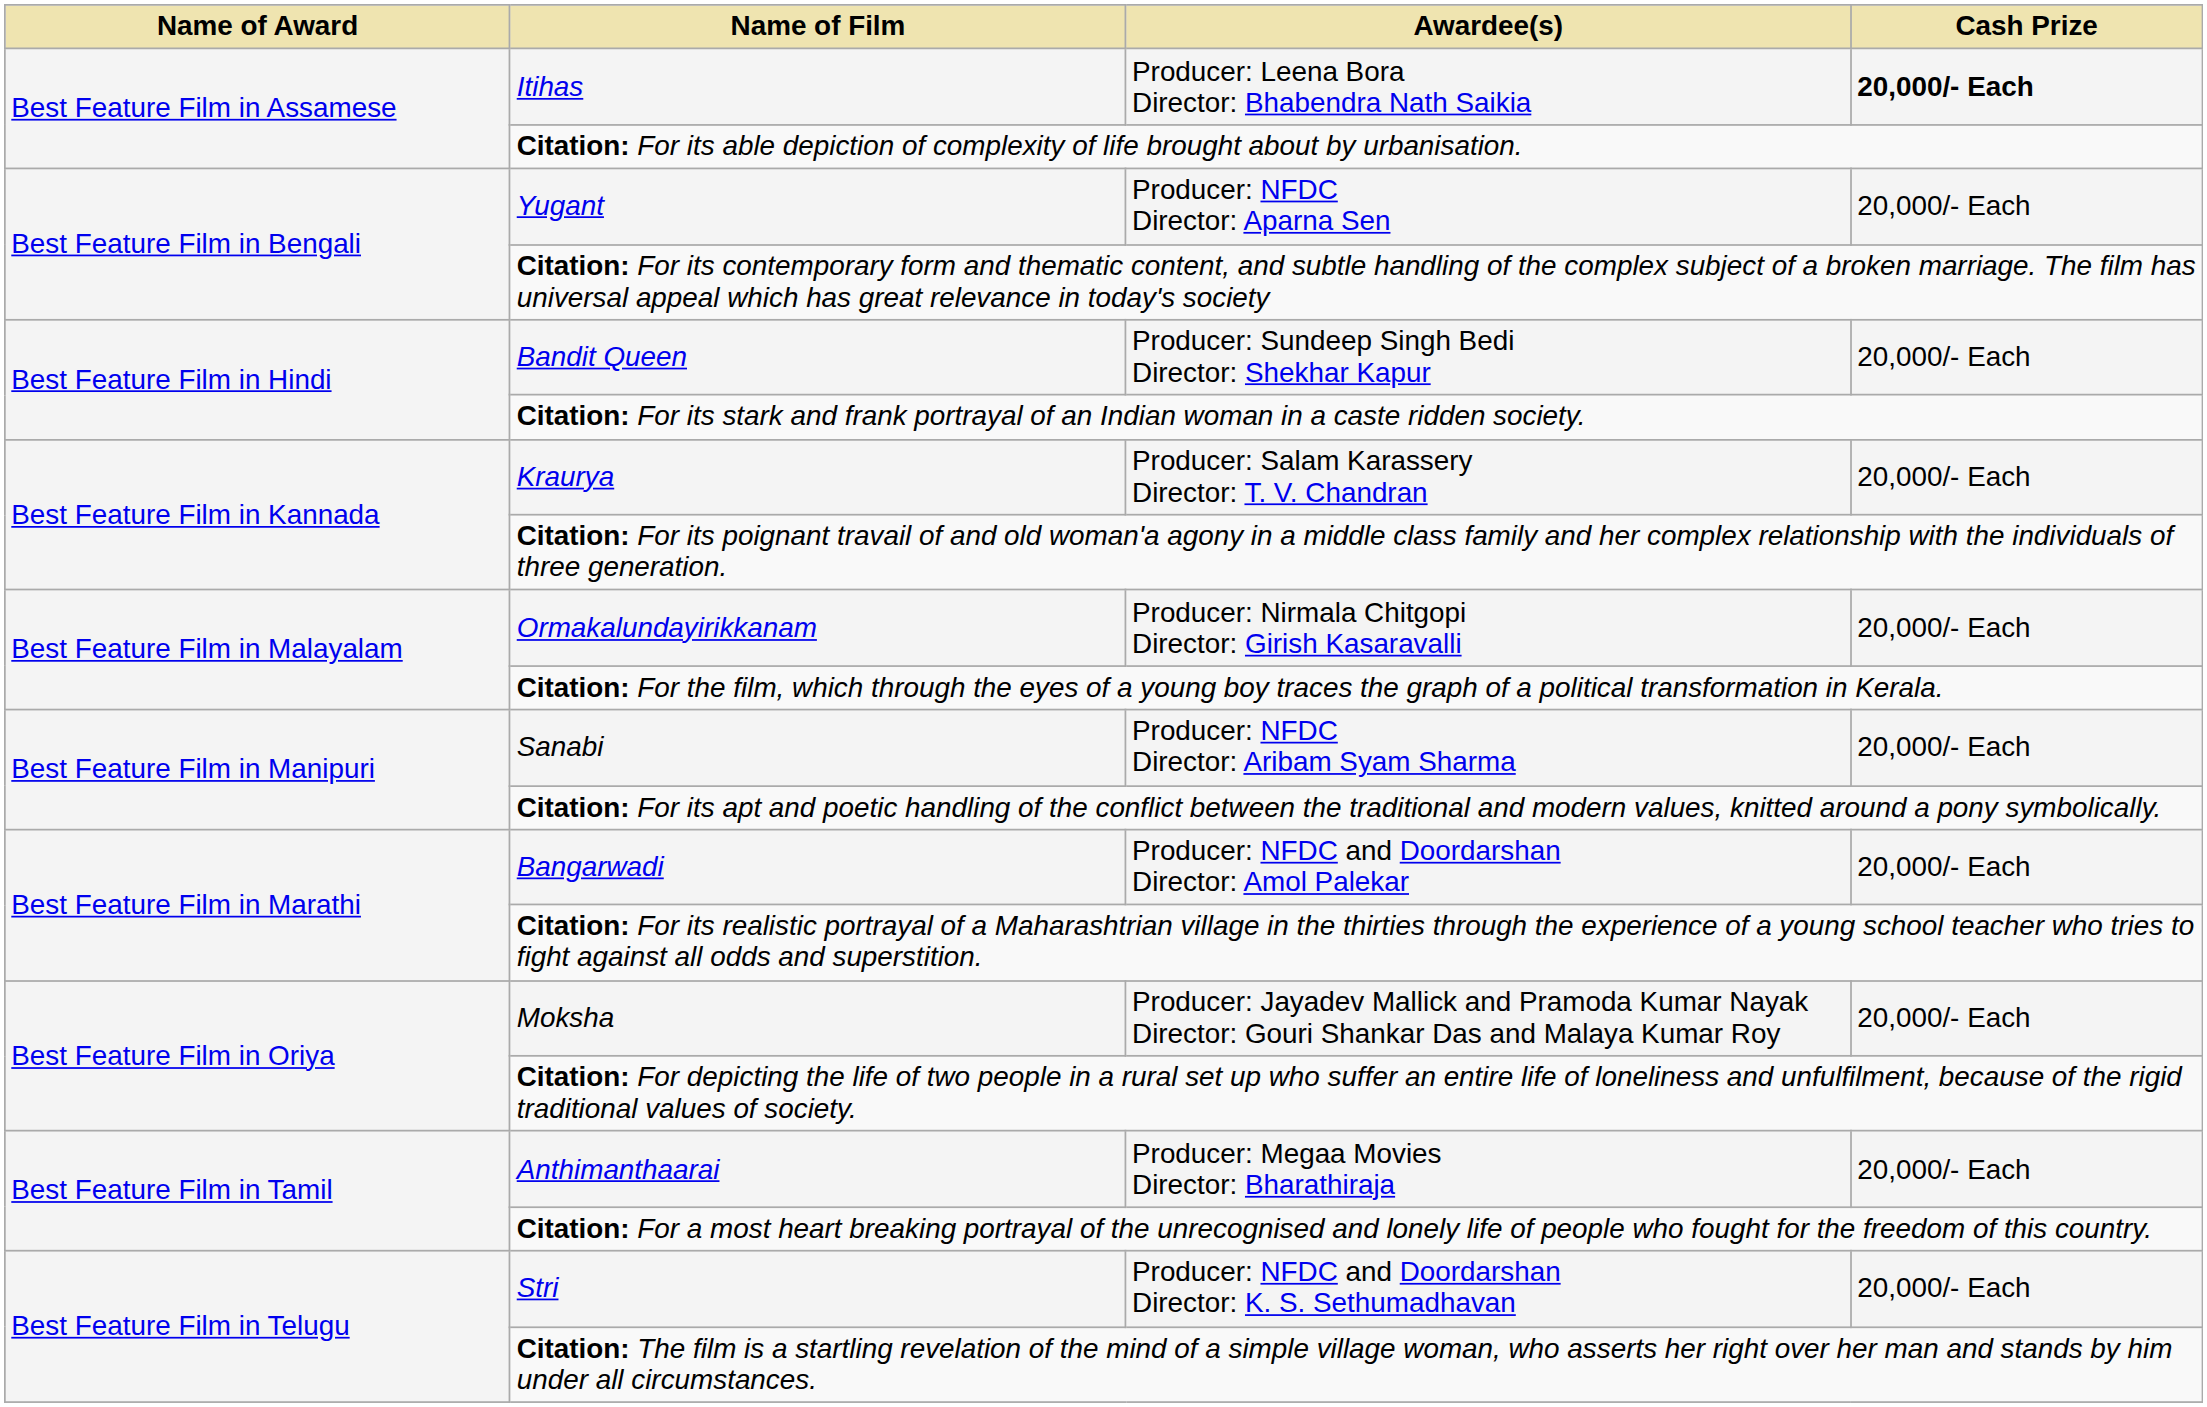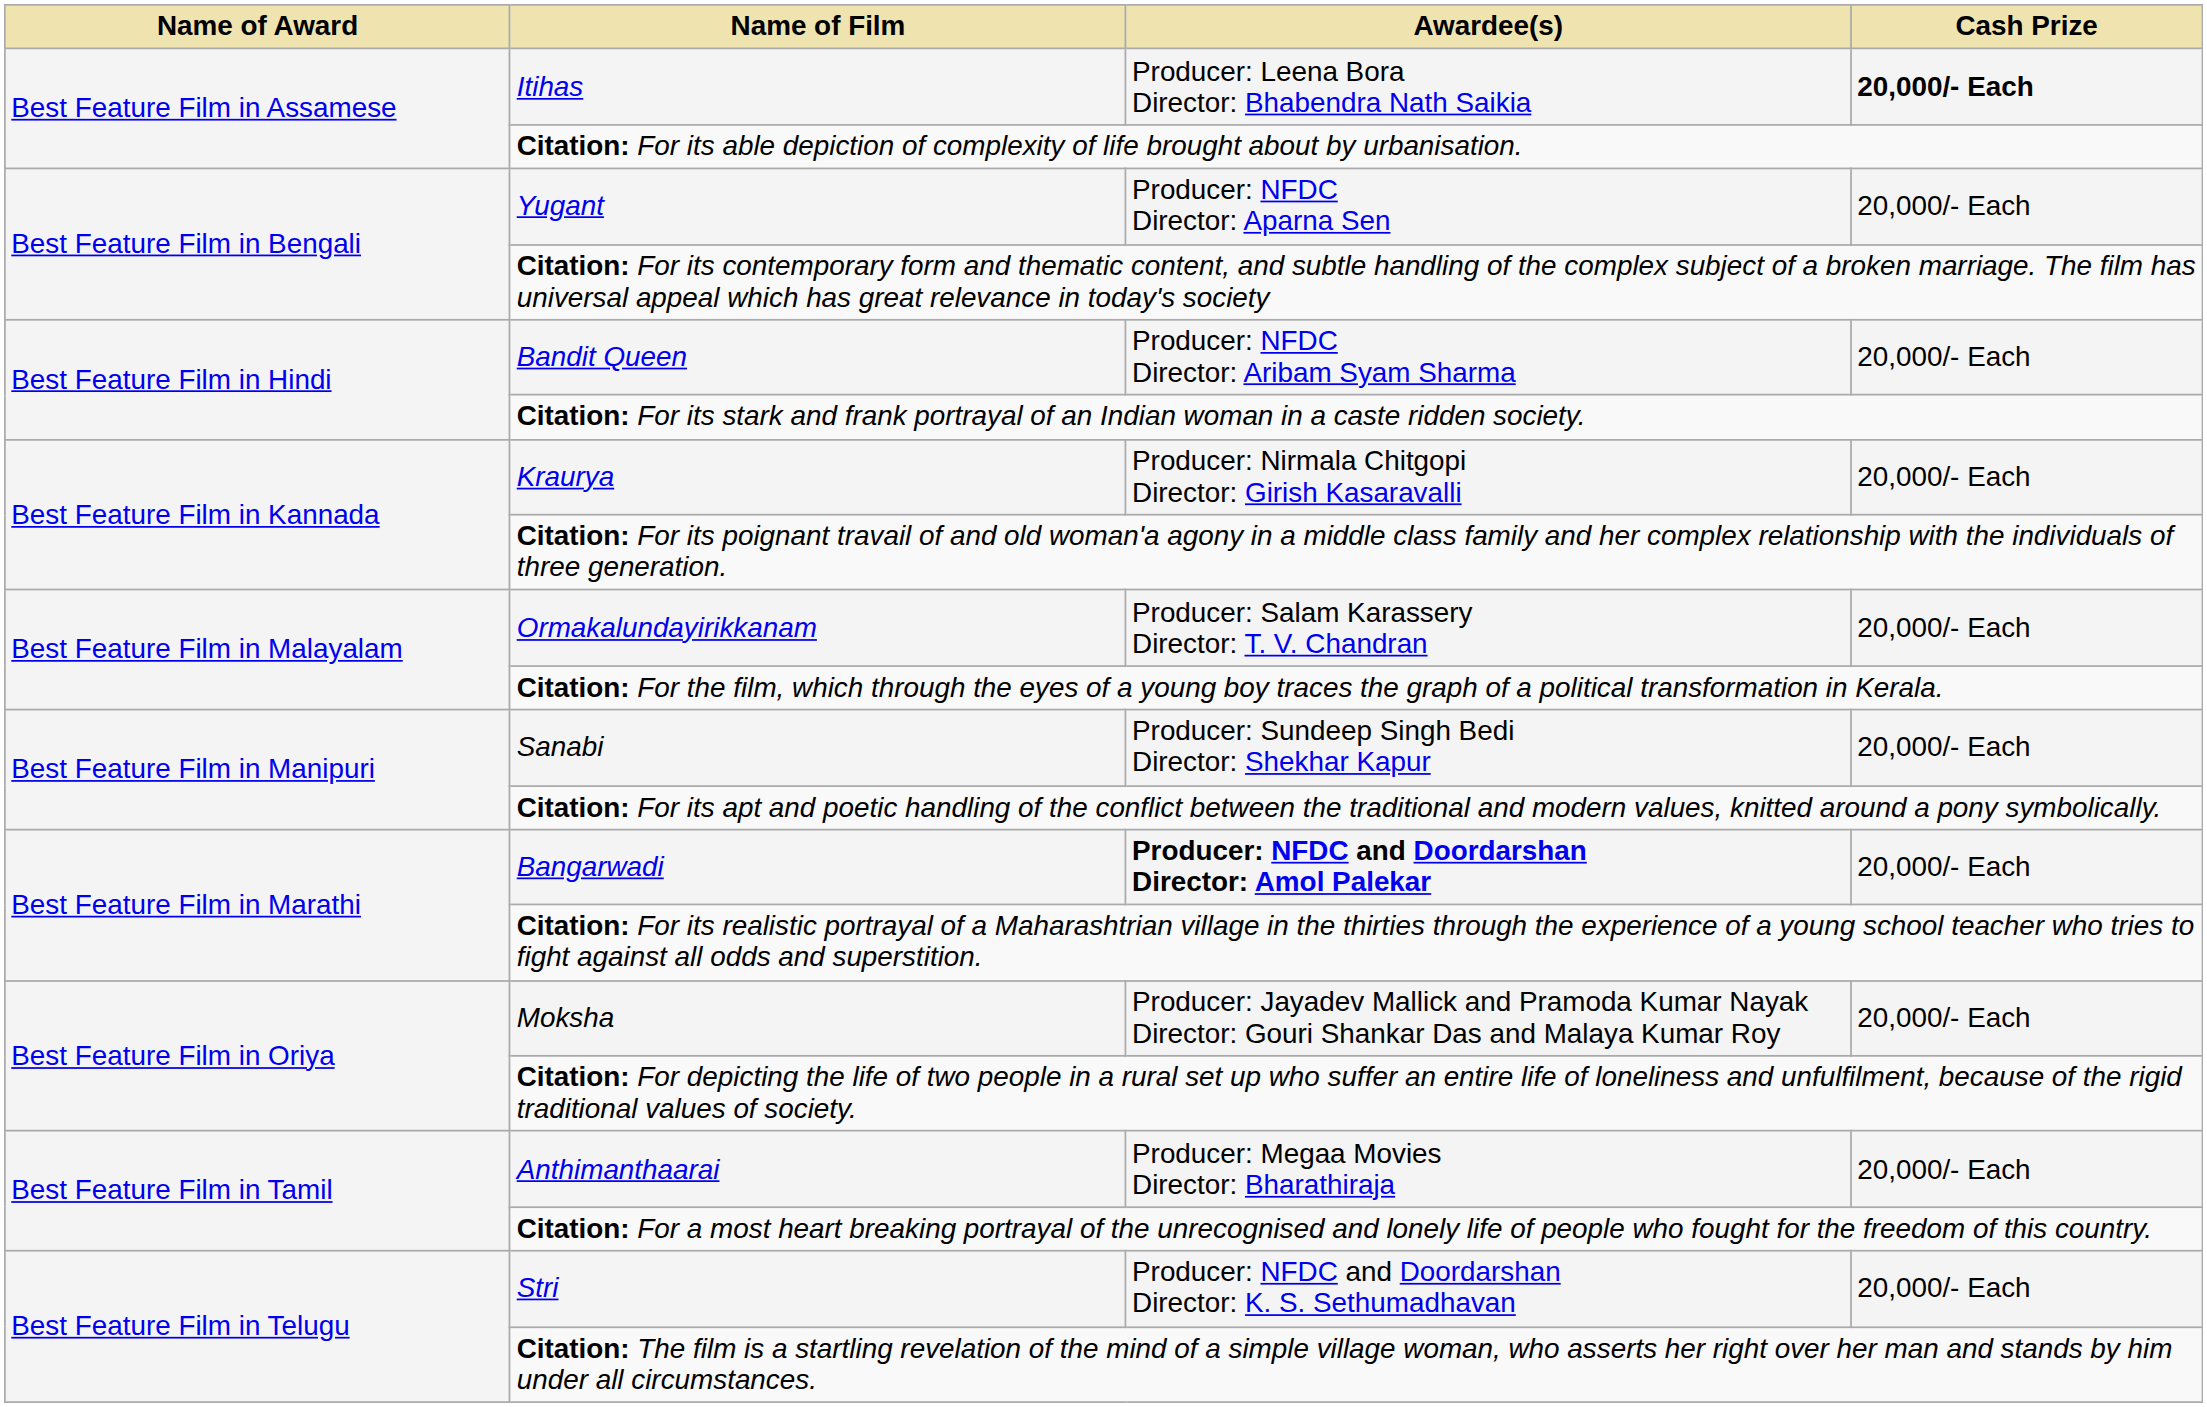(1323, 356) Producer: Sundeep Singh Bedi Director: Shekhar Kapur -> (1324, 356) Producer: NFDC Director: Aribam Syam Sharma
(1302, 476) Producer: Salam Karassery Director: T. V. Chandran -> (1299, 476) Producer: Nirmala Chitgopi Director: Girish Kasaravalli
(1299, 627) Producer: Nirmala Chitgopi Director: Girish Kasaravalli -> (1302, 627) Producer: Salam Karassery Director: T. V. Chandran
(1324, 747) Producer: NFDC Director: Aribam Syam Sharma -> (1323, 747) Producer: Sundeep Singh Bedi Director: Shekhar Kapur
(1346, 866) normal -> (1359, 866) bold
